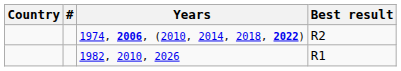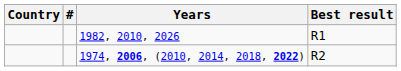rows swapped: (130, 56) <-> (192, 36)
